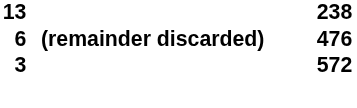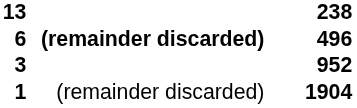(334, 38) 476 -> (334, 38) 496
(334, 65) 572 -> (334, 65) 952
+ row: (21, 91)
